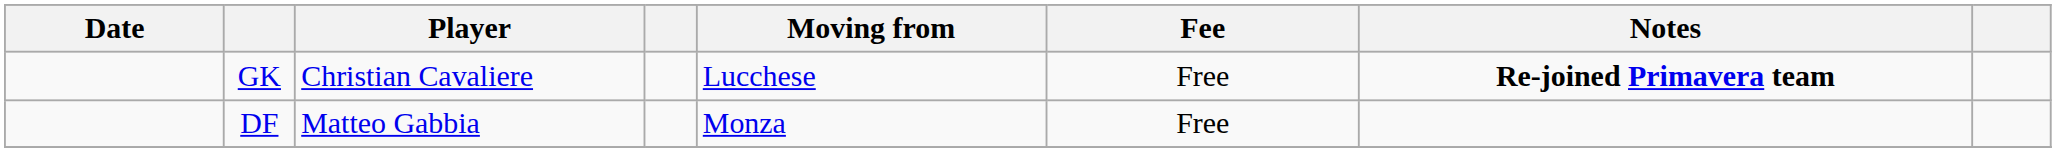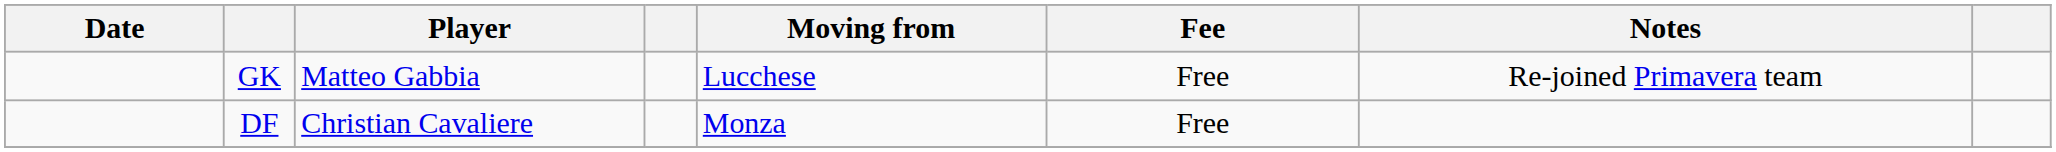(417, 75) Christian Cavaliere -> (391, 75) Matteo Gabbia
(1665, 75) bold -> (1665, 75) normal
(391, 123) Matteo Gabbia -> (417, 123) Christian Cavaliere
